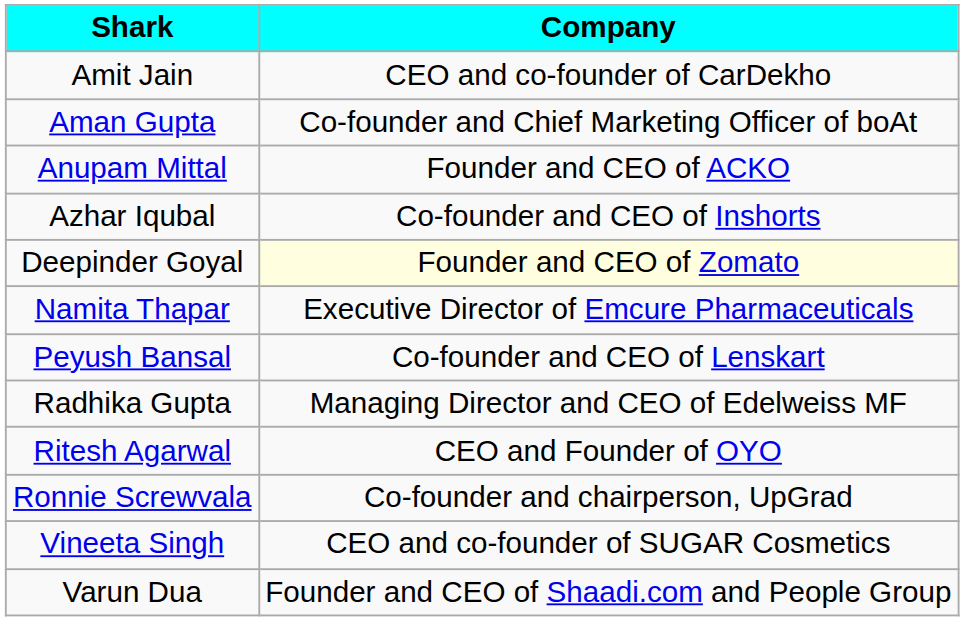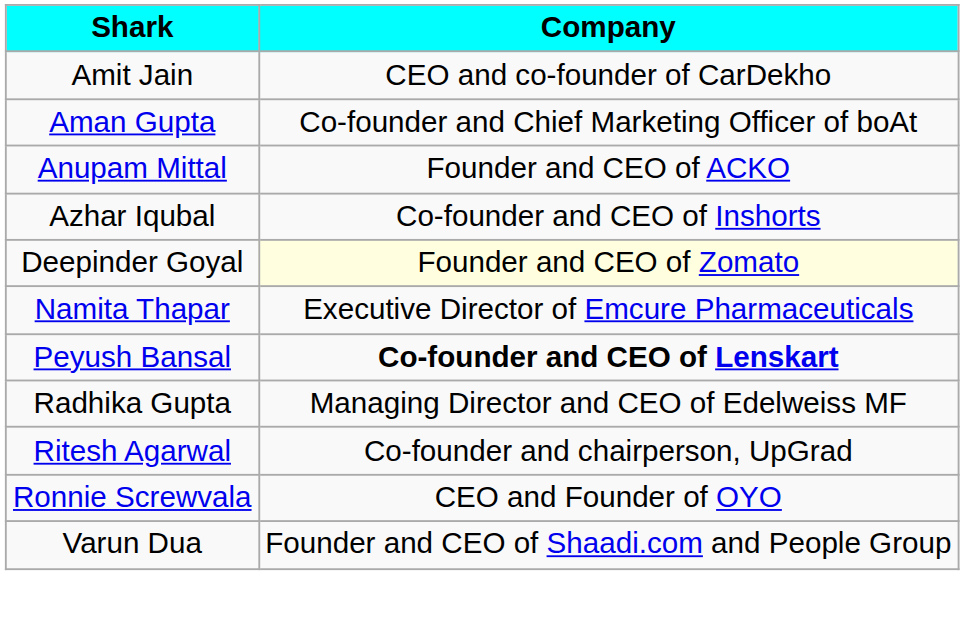(608, 356) normal -> (608, 356) bold
(608, 450) CEO and Founder of OYO -> (608, 450) Co-founder and chairperson, UpGrad
(608, 497) Co-founder and chairperson, UpGrad -> (608, 497) CEO and Founder of OYO
- row: (132, 544)
